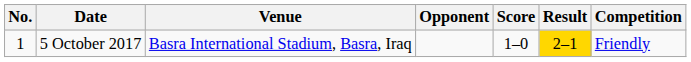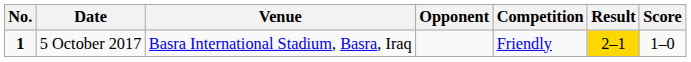columns swapped: (516, 17) <-> (638, 17)
(20, 43) normal -> (20, 43) bold
